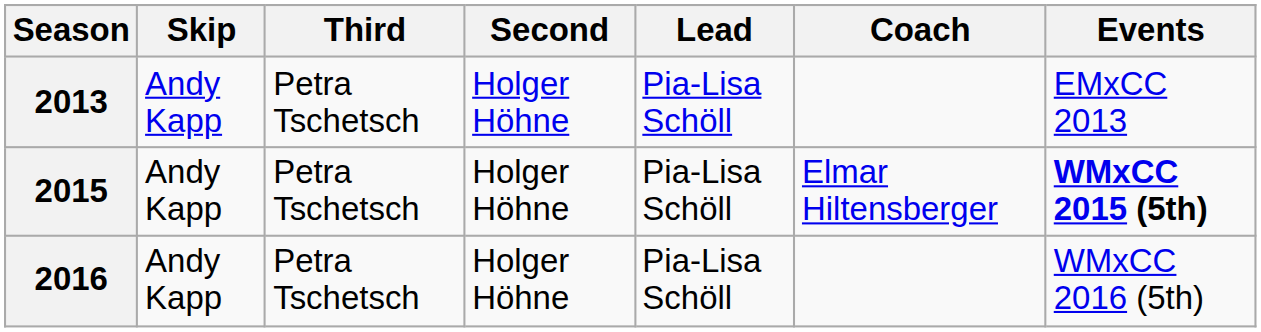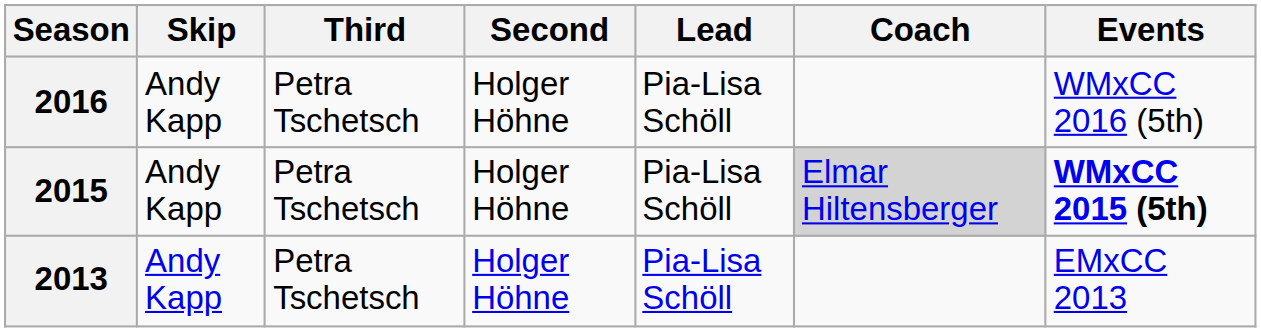rows swapped: (71, 101) <-> (71, 280)
(900, 190) no background -> (900, 190) lightgrey background
